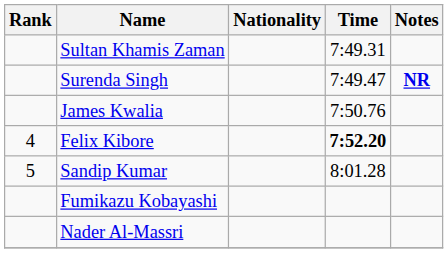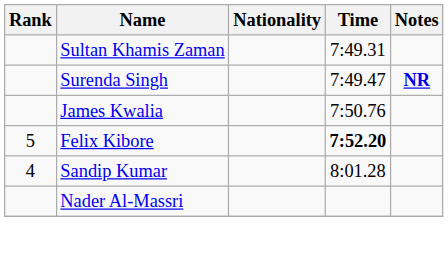(30, 141) 4 -> (30, 141) 5
(30, 171) 5 -> (30, 171) 4
- row: (139, 201)
